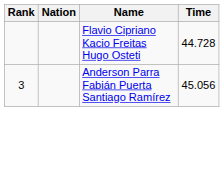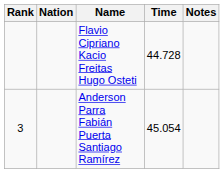+ column: (201, 13)
(198, 85) 45.056 -> (164, 129) 45.054
